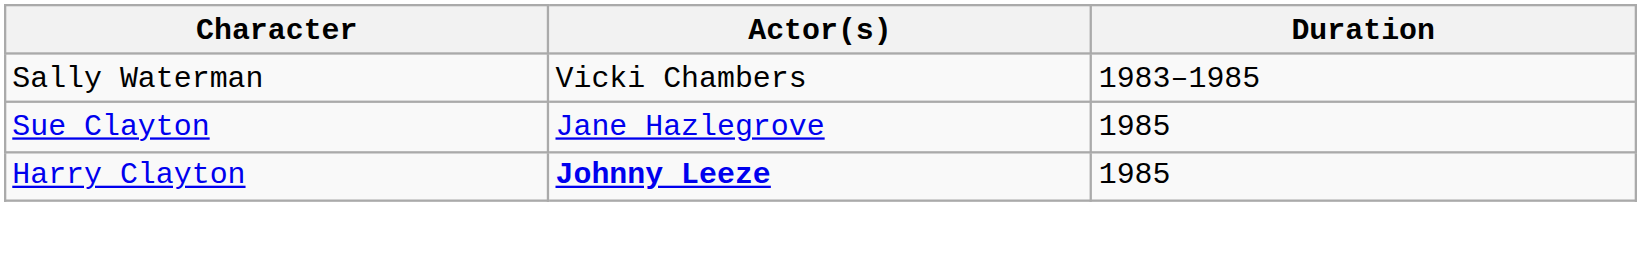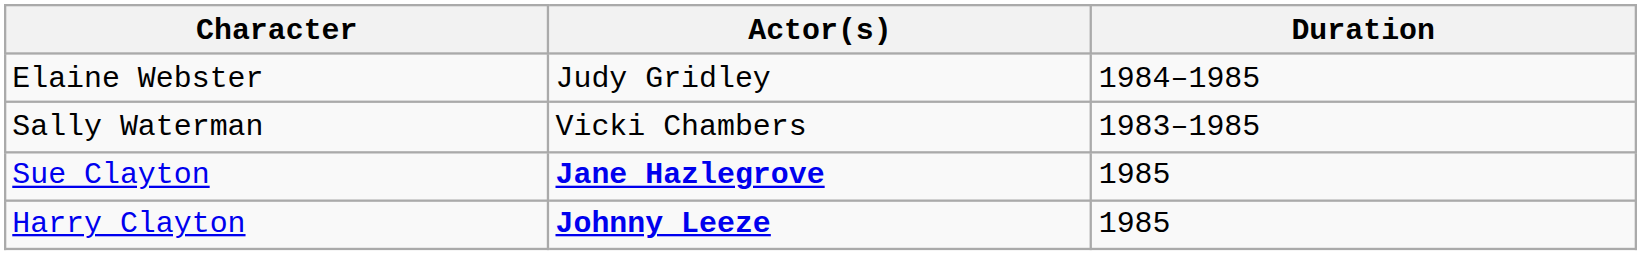+ row: (138, 78)
(690, 127) normal -> (690, 176) bold
